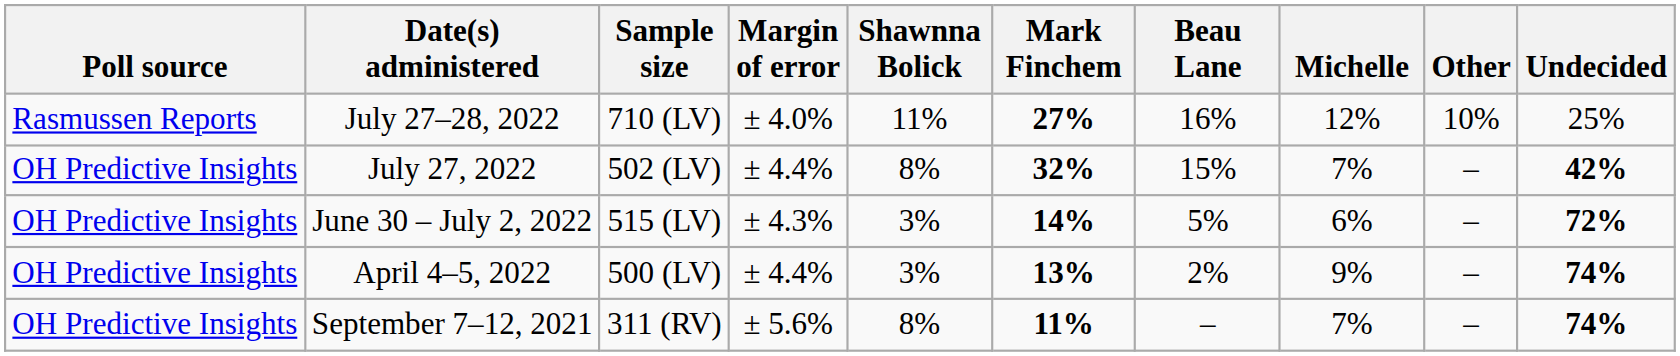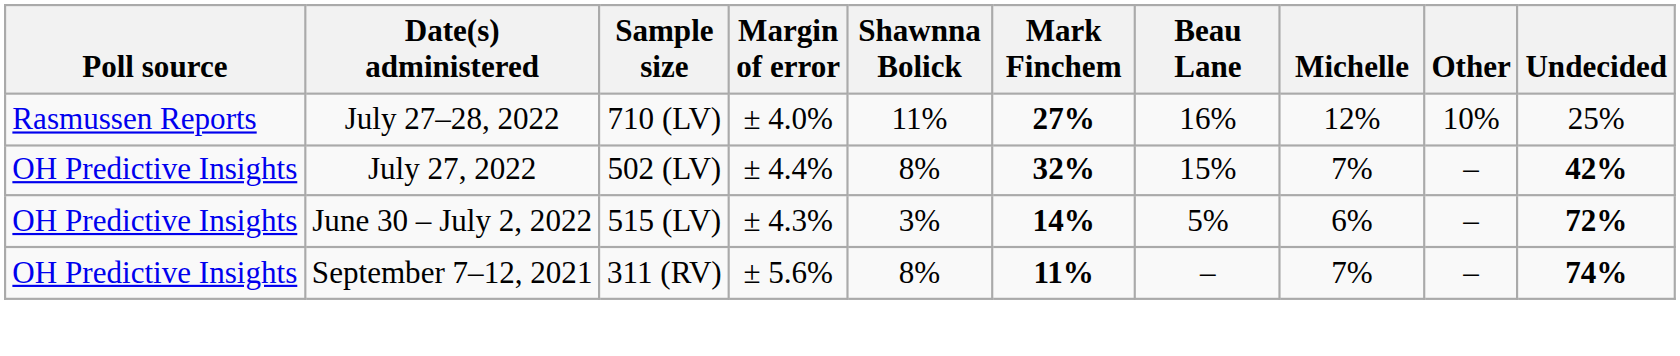- row: (452, 272)
